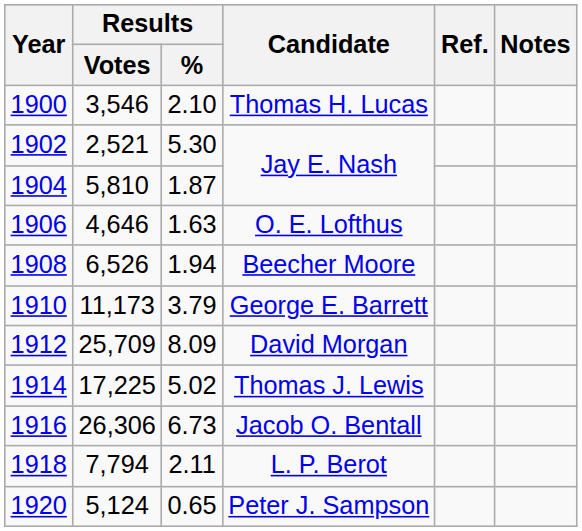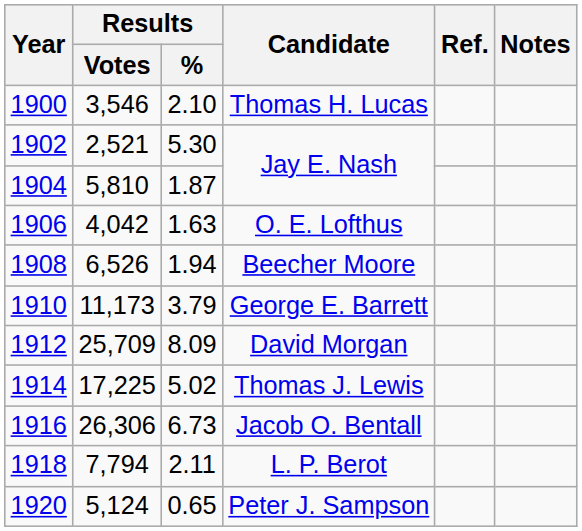(117, 225) 4,646 -> (117, 225) 4,042
